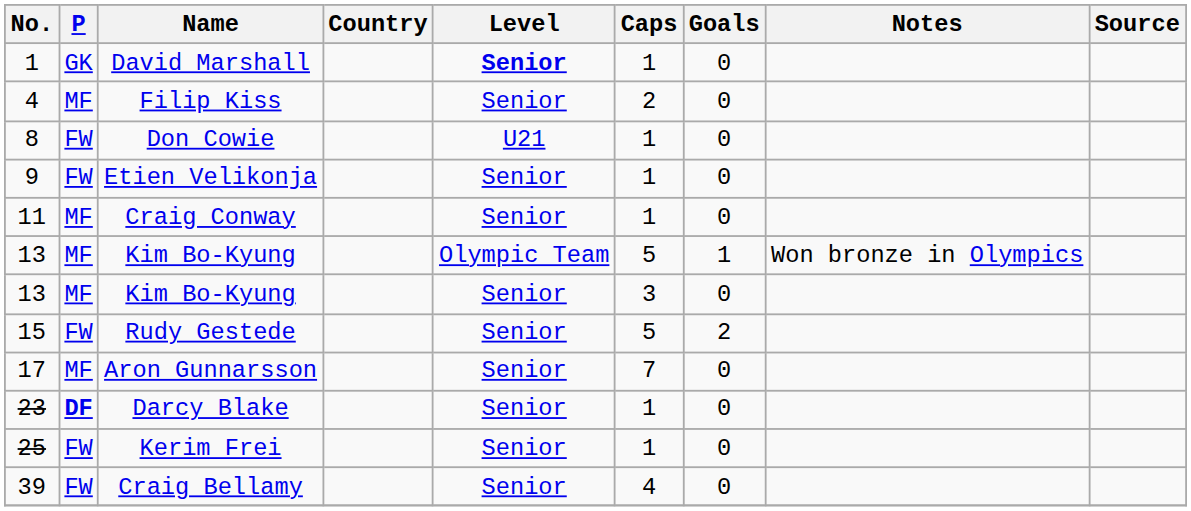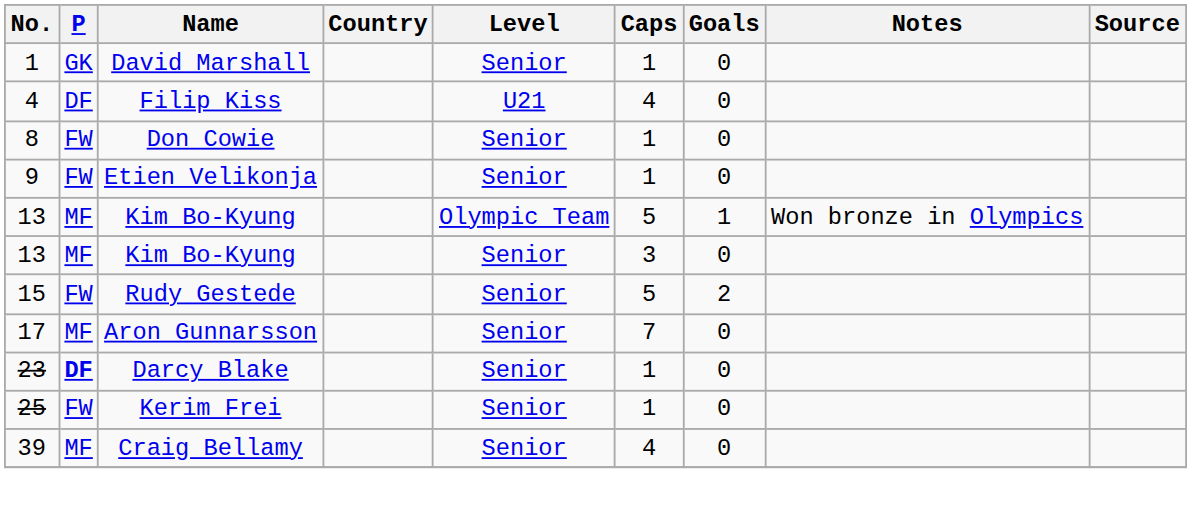(524, 63) bold -> (524, 63) normal
(79, 101) MF -> (79, 101) DF
(524, 101) Senior -> (524, 101) U21
(649, 101) 2 -> (649, 101) 4
(524, 140) U21 -> (524, 140) Senior
- row: (32, 217)
(79, 487) FW -> (79, 448) MF
